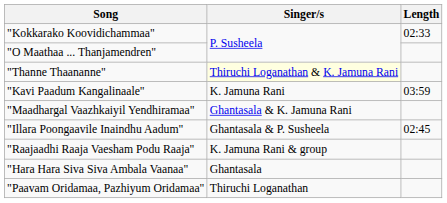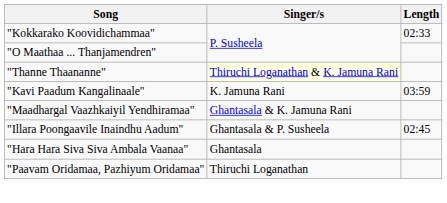- row: (101, 149)
